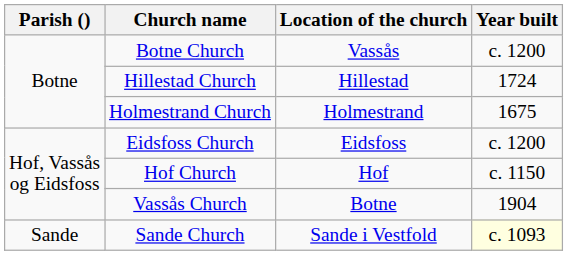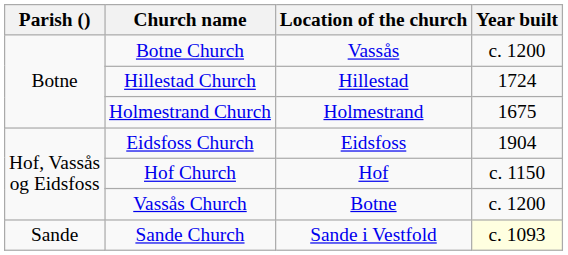(517, 142) c. 1200 -> (517, 142) 1904
(517, 204) 1904 -> (517, 204) c. 1200
